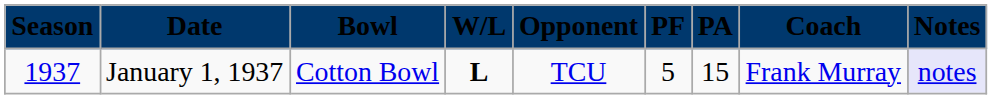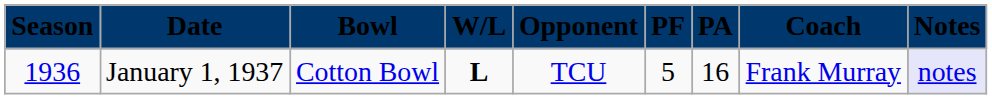(52, 70) 1937 -> (52, 70) 1936
(715, 70) 15 -> (715, 70) 16
